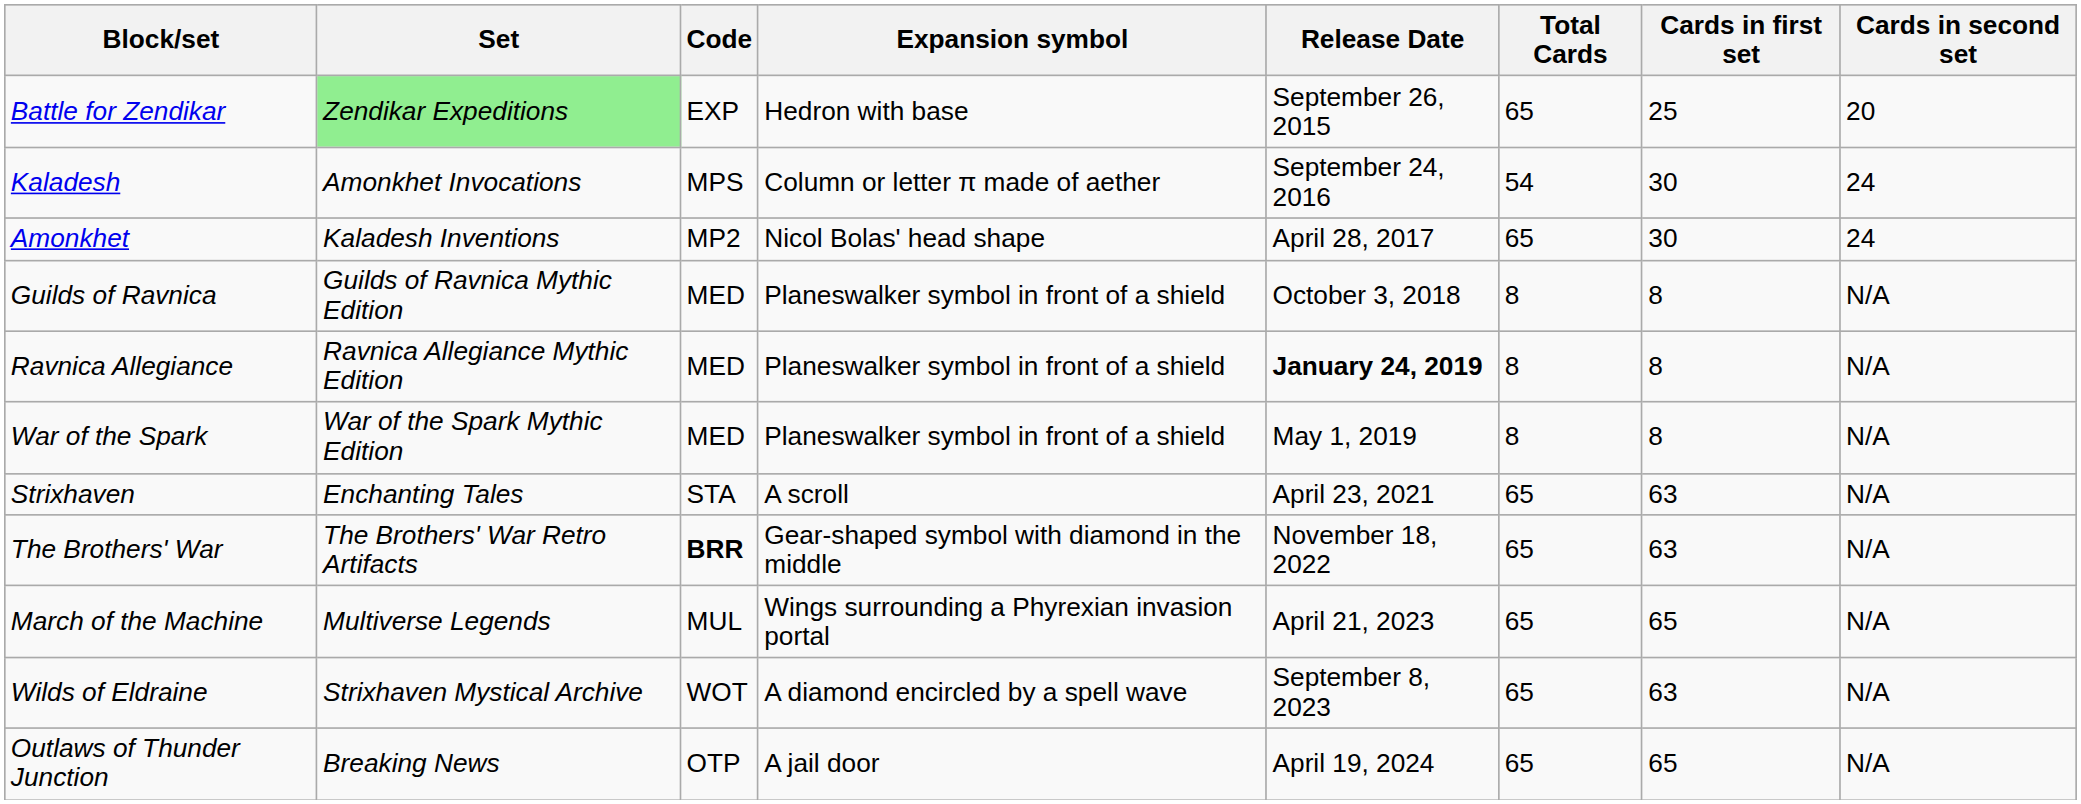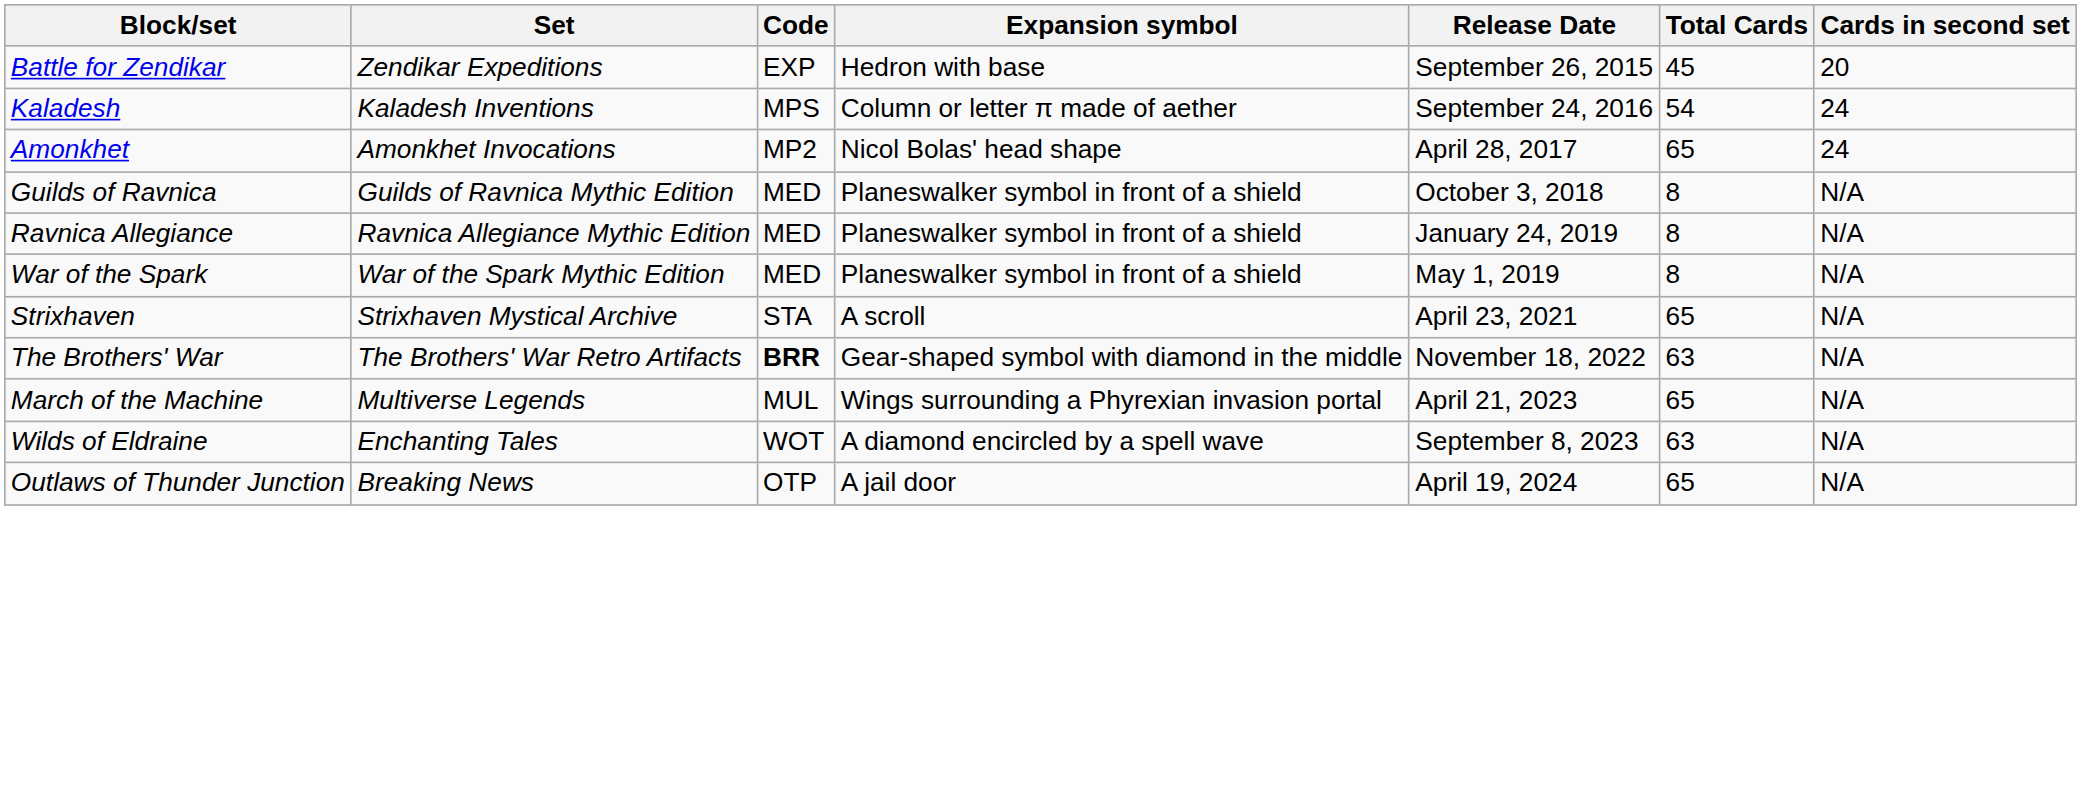- column: (1741, 40)
(446, 111) lightgreen background -> (480, 66) no background
(1519, 111) 65 -> (1680, 66) 45
(452, 182) Amonkhet Invocations -> (476, 108) Kaladesh Inventions
(441, 238) Kaladesh Inventions -> (487, 150) Amonkhet Invocations
(1378, 366) bold -> (1517, 233) normal
(423, 493) Enchanting Tales -> (517, 316) Strixhaven Mystical Archive
(1519, 550) 65 -> (1680, 358) 63
(483, 692) Strixhaven Mystical Archive -> (458, 441) Enchanting Tales
(1519, 692) 65 -> (1680, 441) 63
